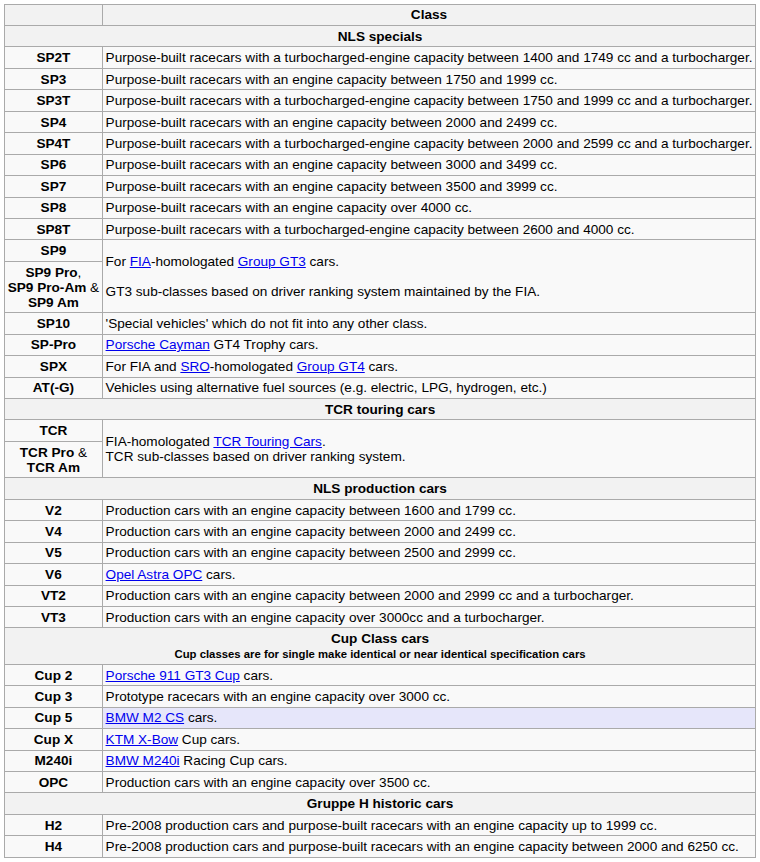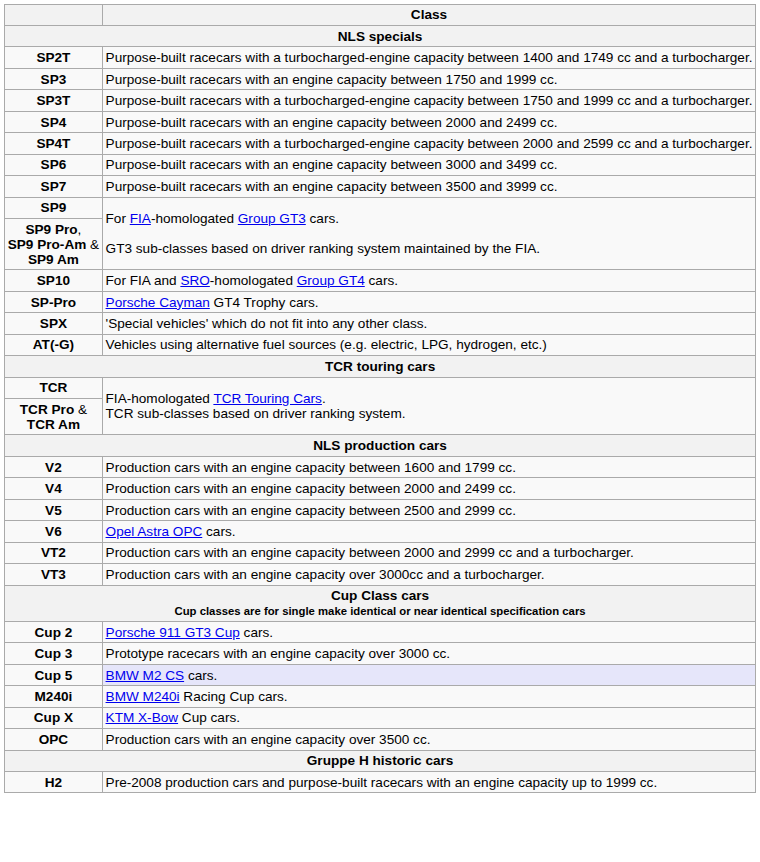- row: (53, 208)
- row: (53, 229)
(266, 324) 'Special vehicles' which do not fit into any other class. -> (252, 281) For FIA and SRO-homologated Group GT4 cars.
(252, 366) For FIA and SRO-homologated Group GT4 cars. -> (266, 324) 'Special vehicles' which do not fit into any other class.
rows swapped: (53, 739) <-> (53, 761)
- row: (53, 847)
